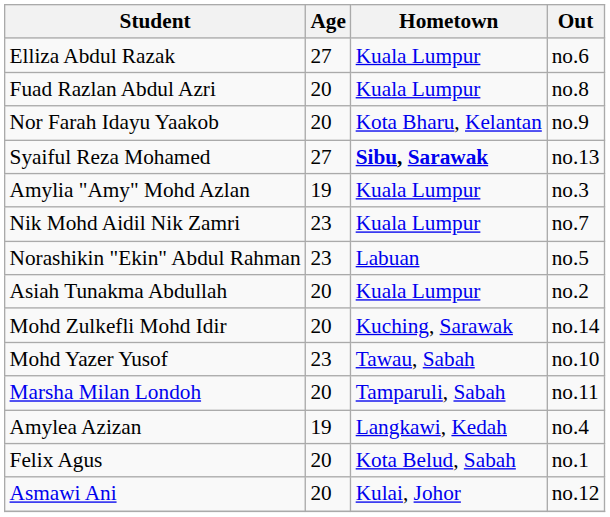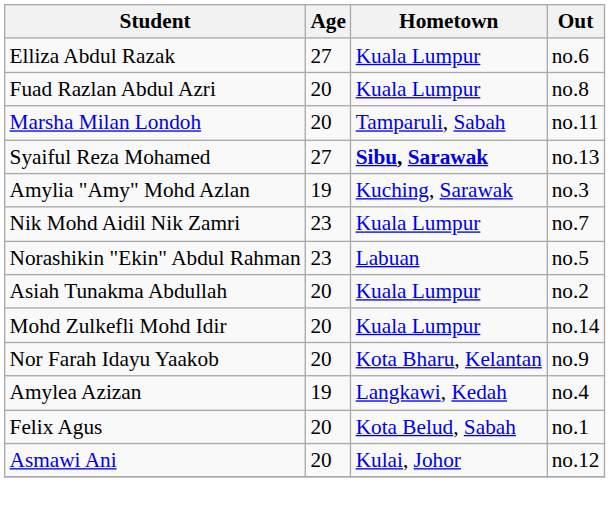rows swapped: (114, 122) <-> (105, 392)
(418, 190) Kuala Lumpur -> (434, 190) Kuching, Sarawak
(434, 325) Kuching, Sarawak -> (418, 325) Kuala Lumpur
- row: (89, 358)
